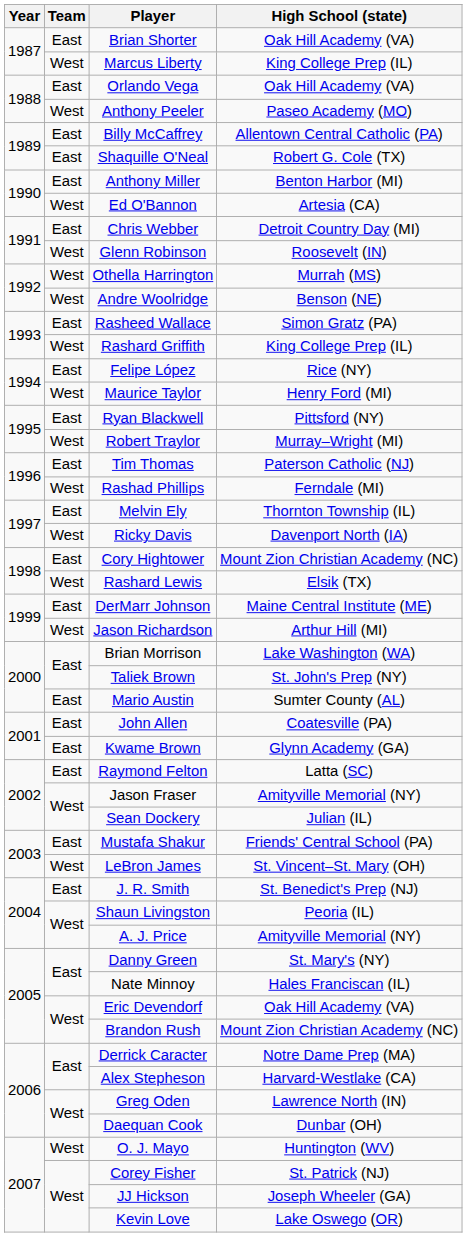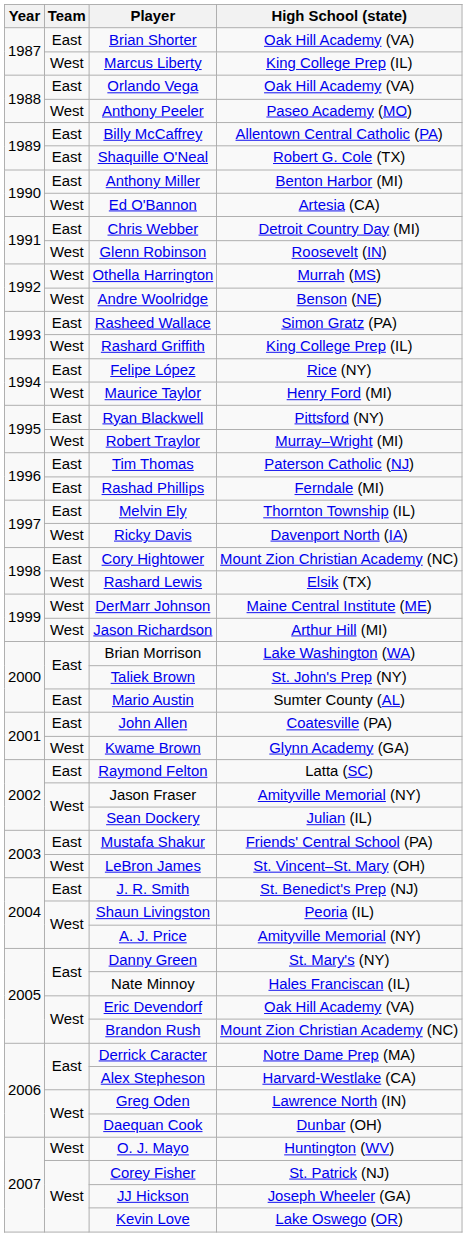(67, 488) West -> (67, 488) East
(67, 606) East -> (67, 606) West
(67, 747) East -> (67, 747) West
